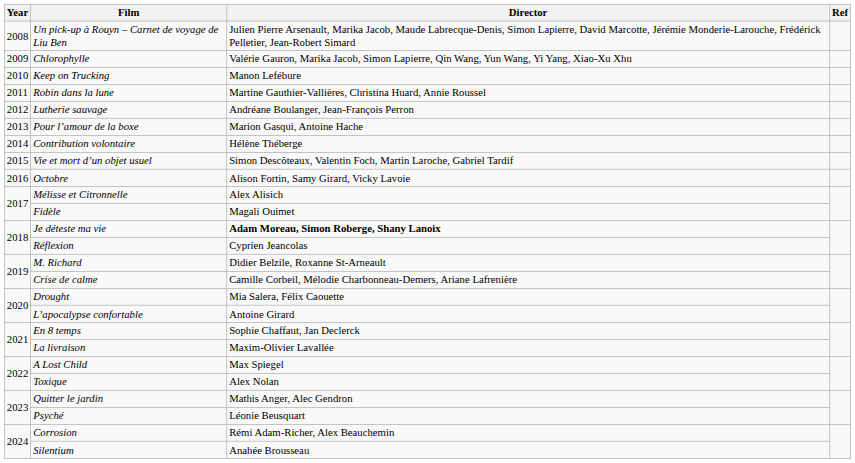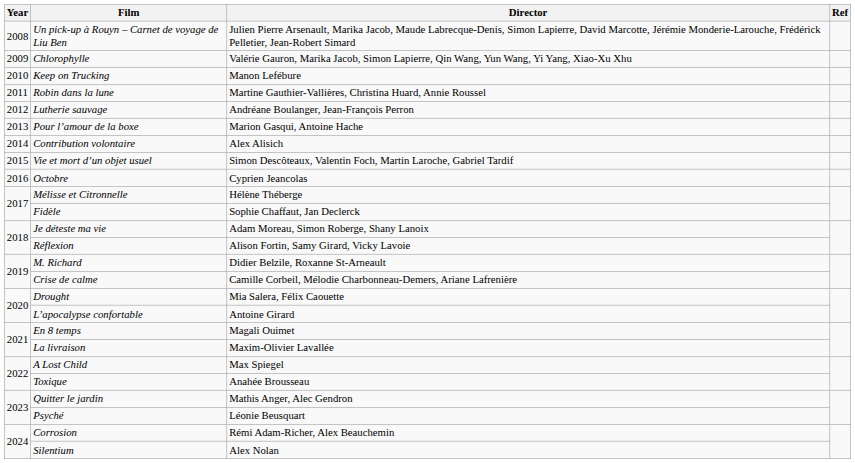(266, 144) Hélène Théberge -> (256, 144) Alex Alisich
(320, 178) Alison Fortin, Samy Girard, Vicky Lavoie -> (268, 178) Cyprien Jeancolas
(256, 195) Alex Alisich -> (266, 195) Hélène Théberge
(262, 212) Magali Ouimet -> (295, 212) Sophie Chaffaut, Jan Declerck
(335, 229) bold -> (329, 229) normal
(268, 246) Cyprien Jeancolas -> (320, 246) Alison Fortin, Samy Girard, Vicky Lavoie
(295, 331) Sophie Chaffaut, Jan Declerck -> (262, 331) Magali Ouimet
(254, 382) Alex Nolan -> (269, 382) Anahée Brousseau
(269, 450) Anahée Brousseau -> (254, 450) Alex Nolan
